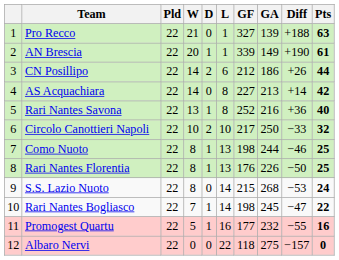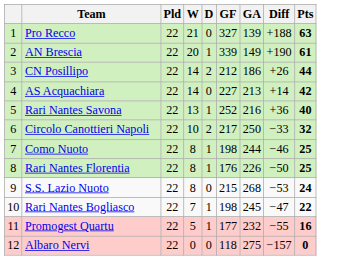- column: (225, 14)
